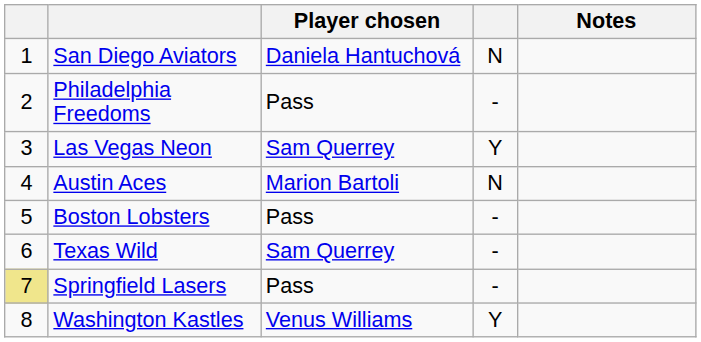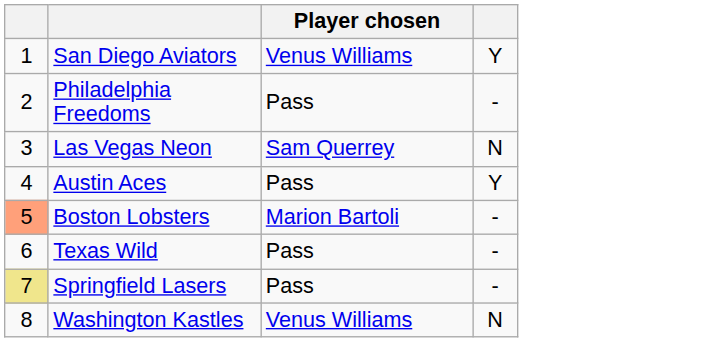- column: (606, 21)
(363, 55) Daniela Hantuchová -> (339, 55) Venus Williams
(495, 55) N -> (495, 55) Y
(495, 148) Y -> (495, 148) N
(332, 182) Marion Bartoli -> (290, 182) Pass
(495, 182) N -> (495, 182) Y
(27, 217) no background -> (27, 217) lightsalmon background
(290, 217) Pass -> (332, 217) Marion Bartoli
(330, 251) Sam Querrey -> (290, 251) Pass
(495, 319) Y -> (495, 319) N
